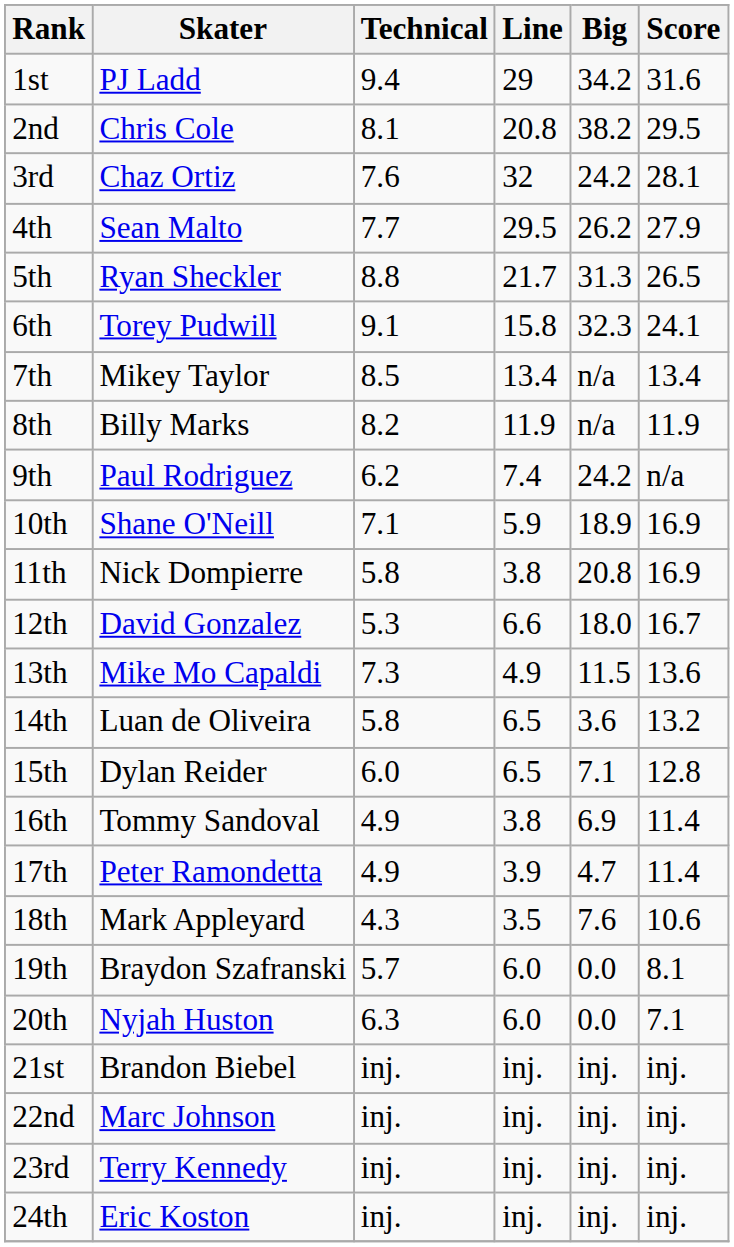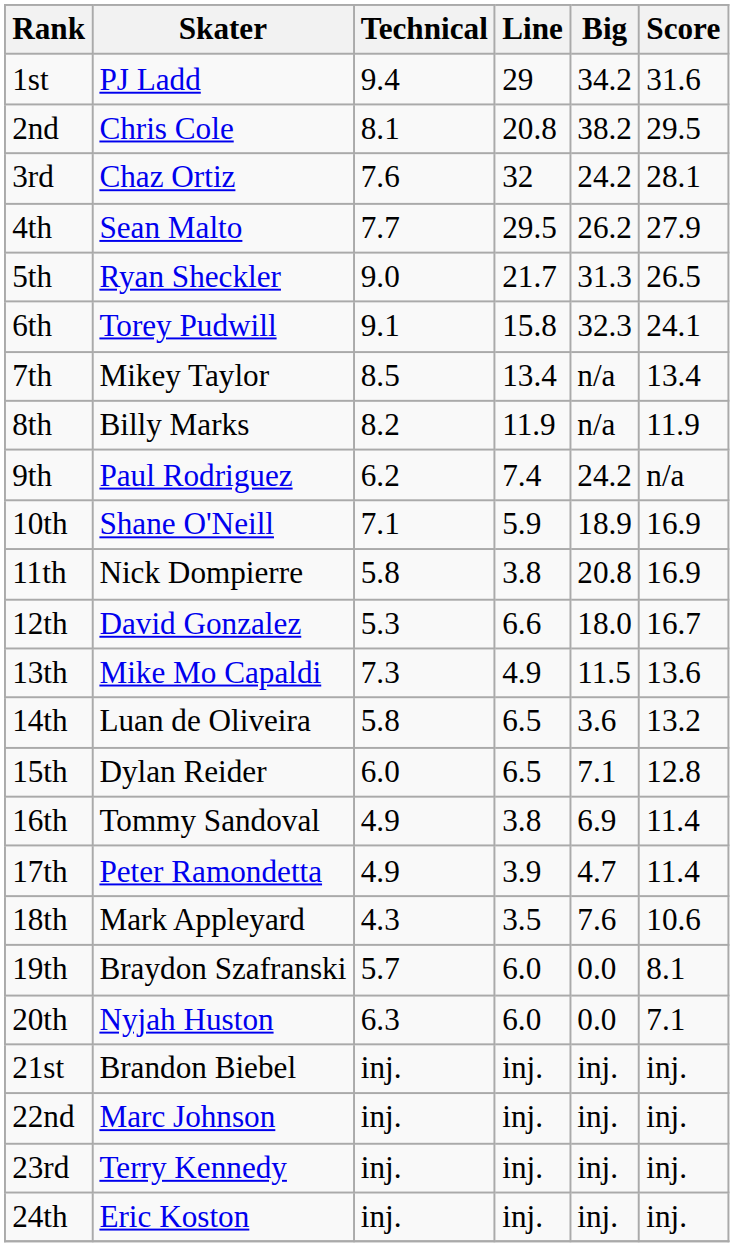(380, 276) 8.8 -> (380, 276) 9.0
